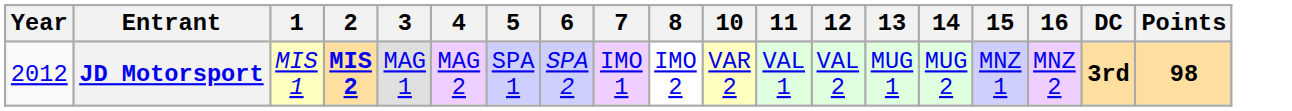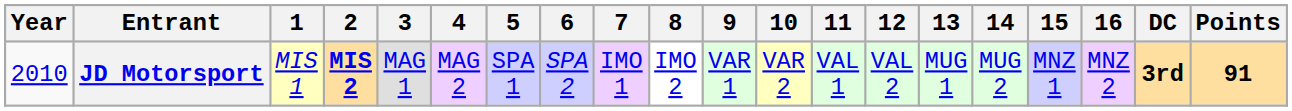+ column: (730, 24)
(39, 74) 2012 -> (39, 74) 2010
(1184, 74) 98 -> (1238, 74) 91
